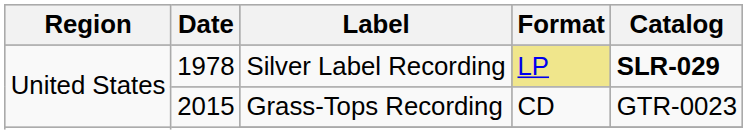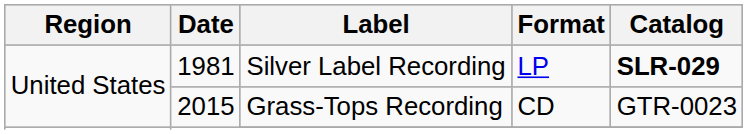(206, 65) 1978 -> (206, 65) 1981
(533, 65) khaki background -> (533, 65) no background
